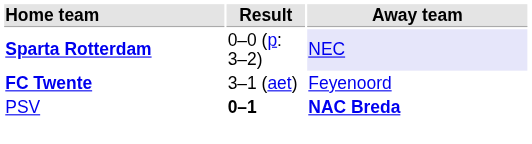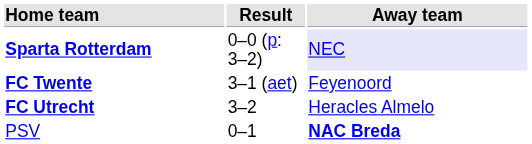+ row: (50, 107)
(242, 107) bold -> (242, 131) normal
